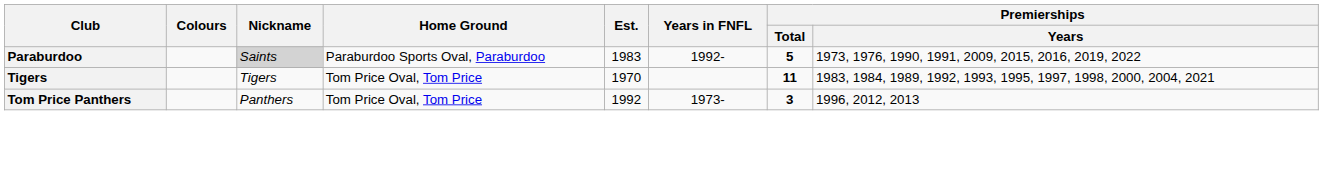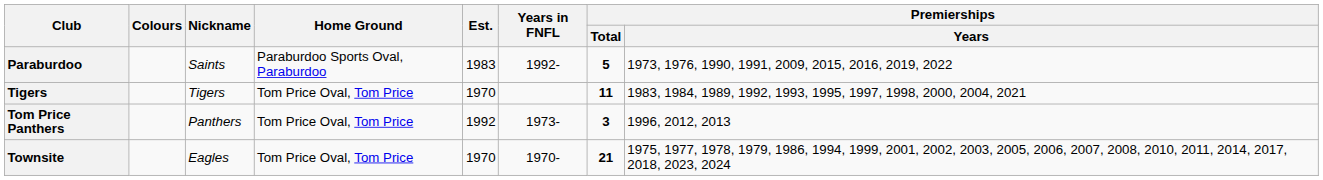(258, 57) lightgrey background -> (207, 64) no background
+ row: (36, 157)
